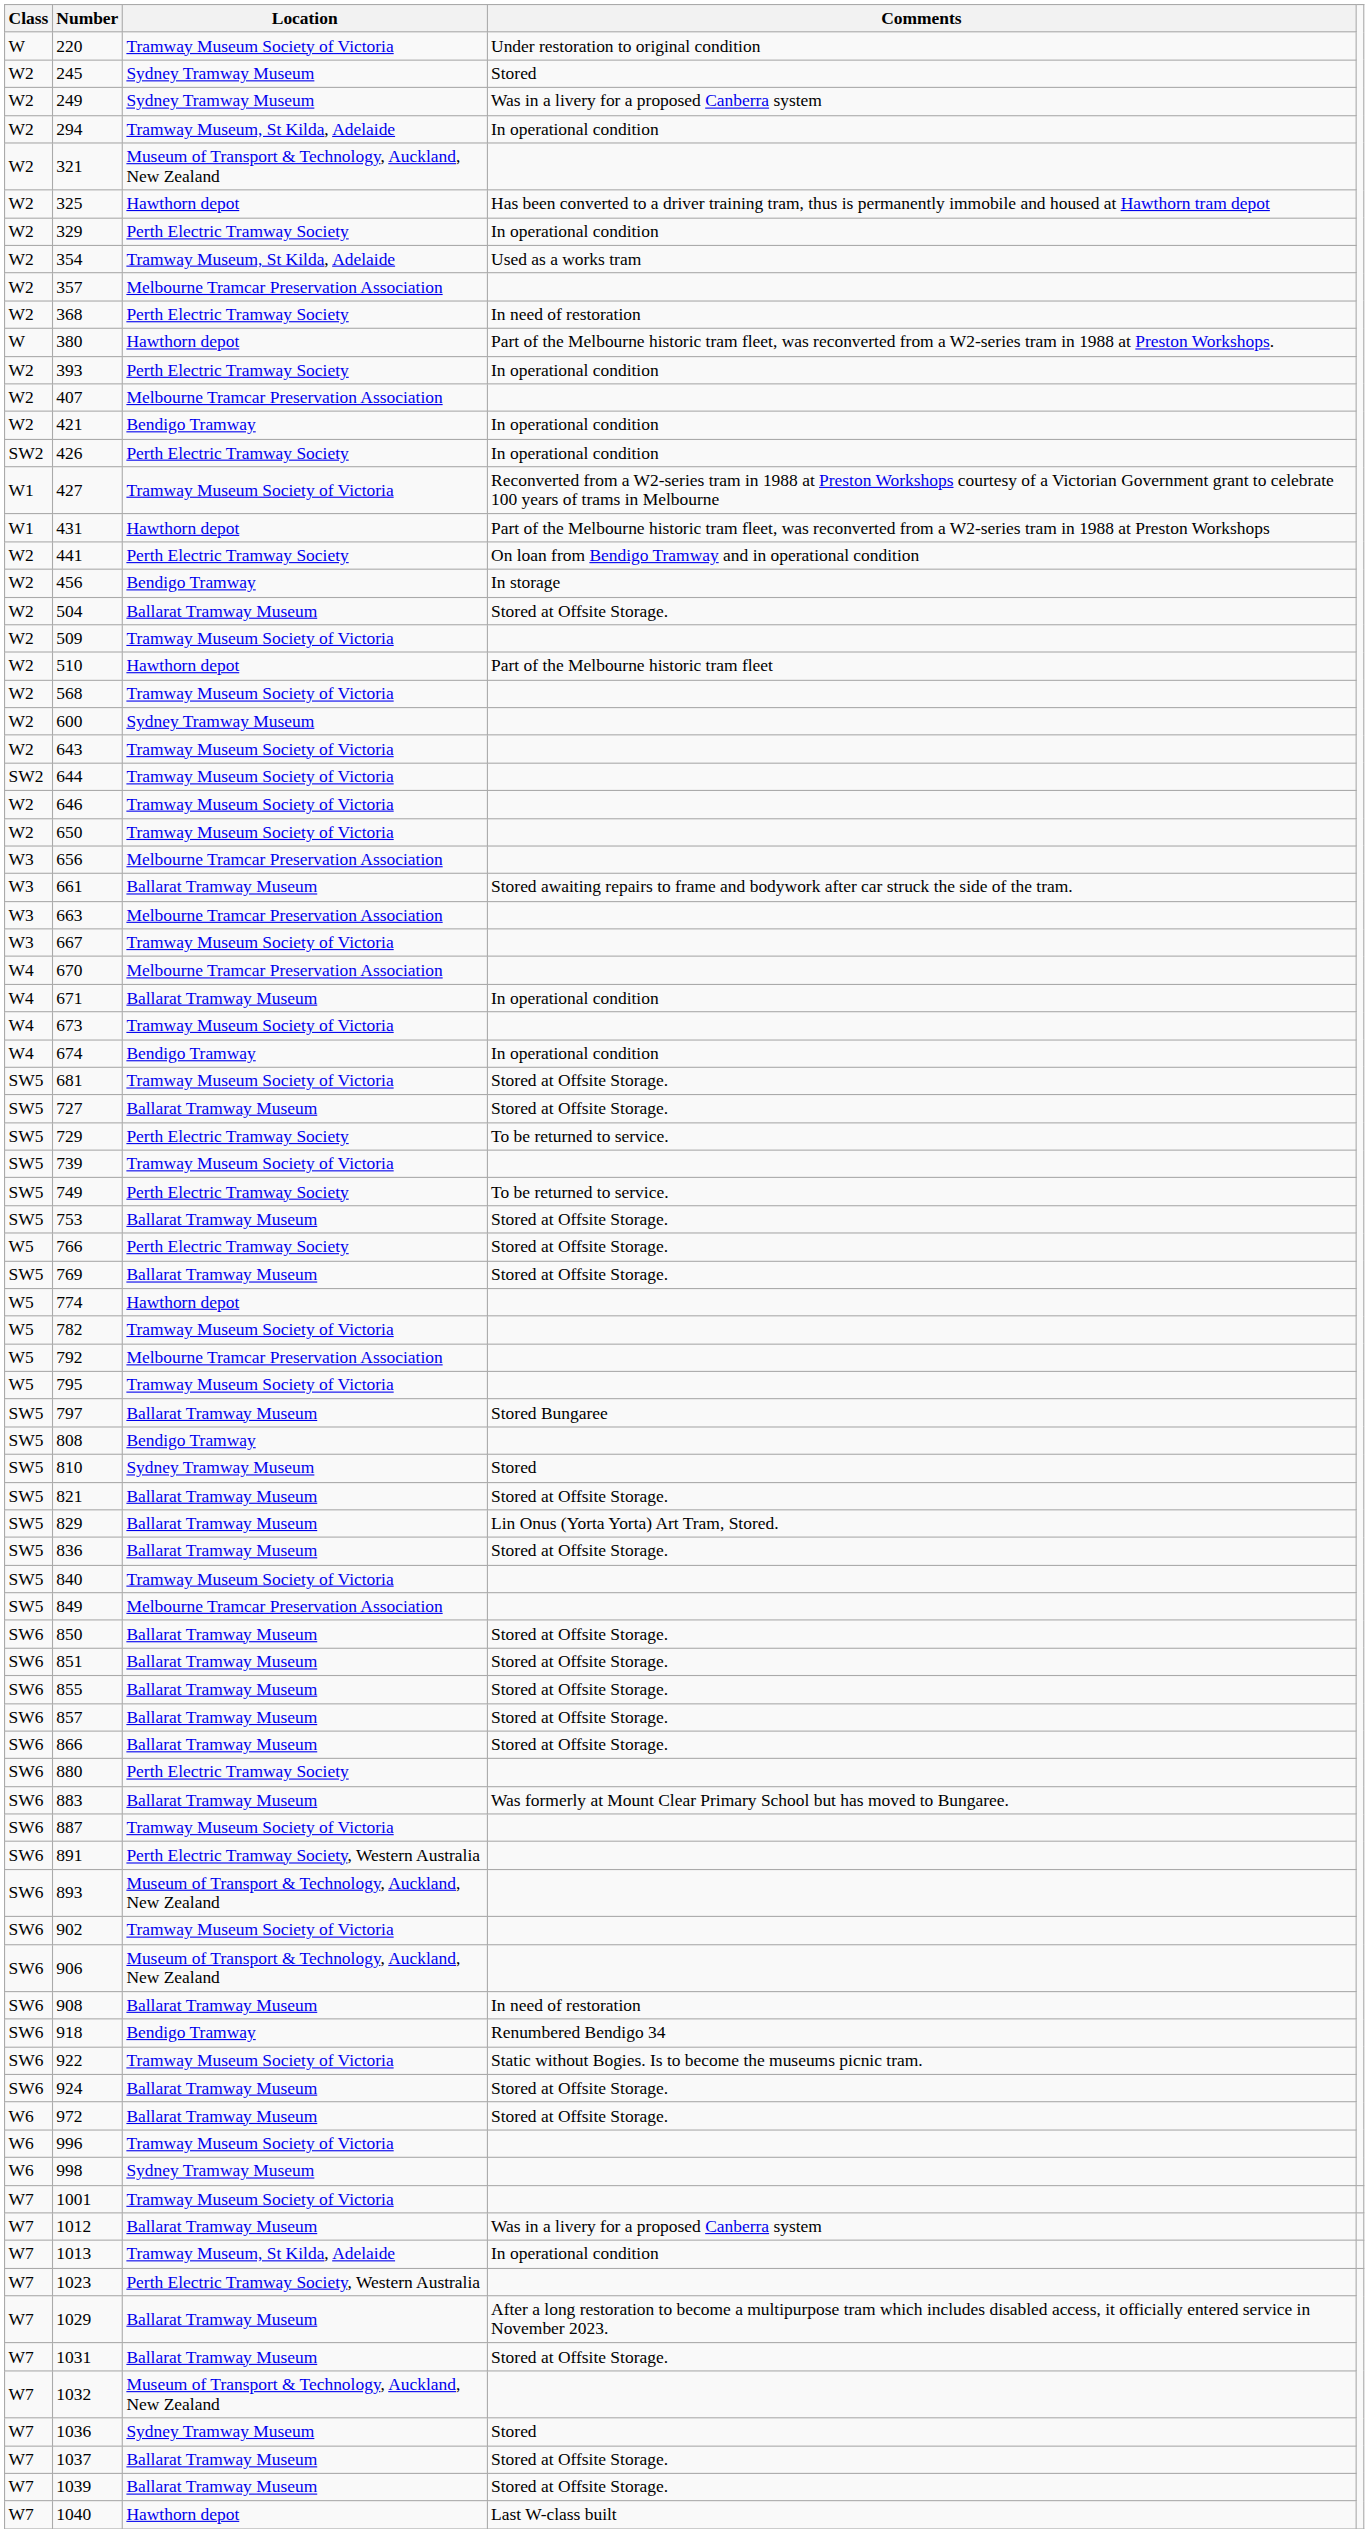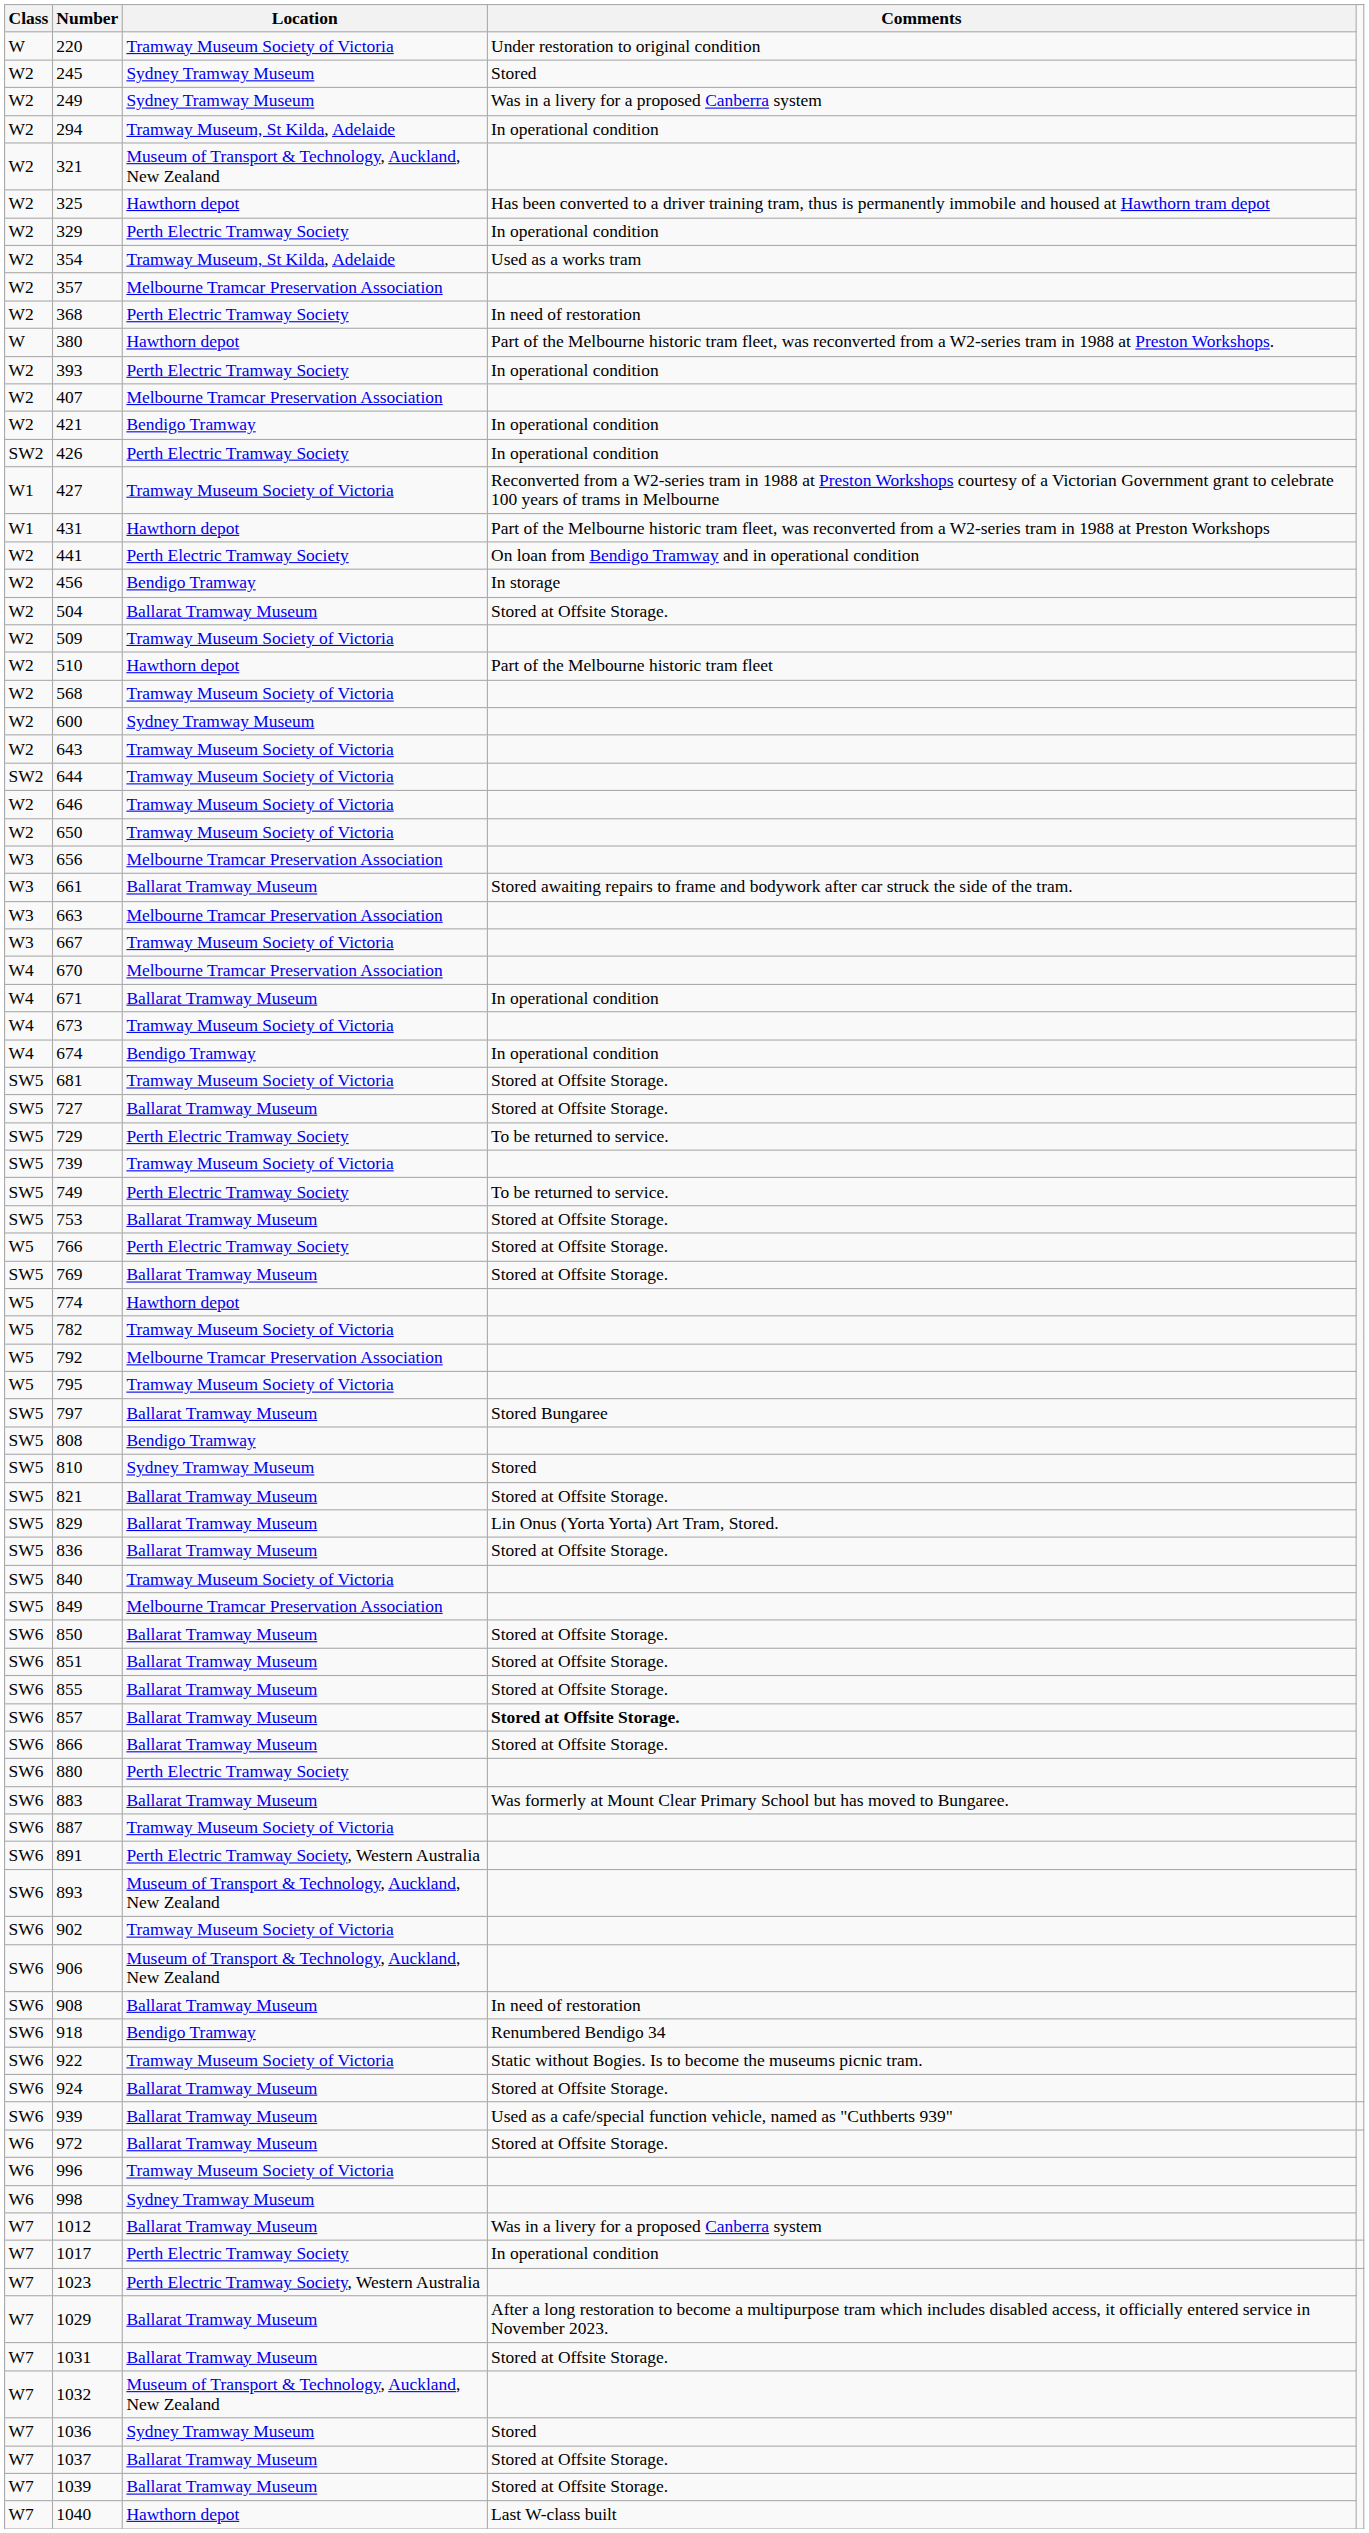(580, 1717) normal -> (585, 1717) bold
+ row: (69, 2115)
- row: (74, 2198)
- row: (74, 2254)
+ row: (74, 2254)
